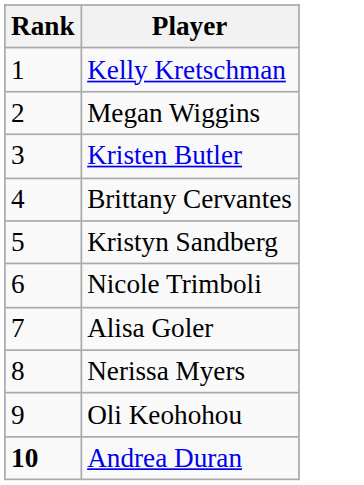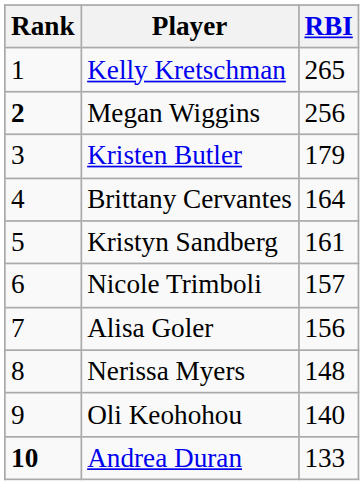+ column: (329, 26)
(18, 112) normal -> (18, 112) bold
